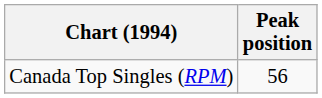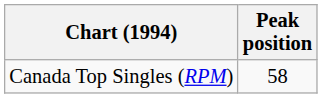(278, 76) 56 -> (278, 76) 58
